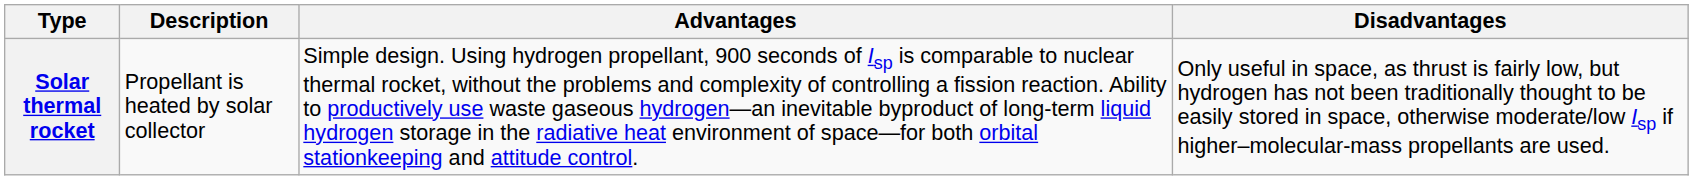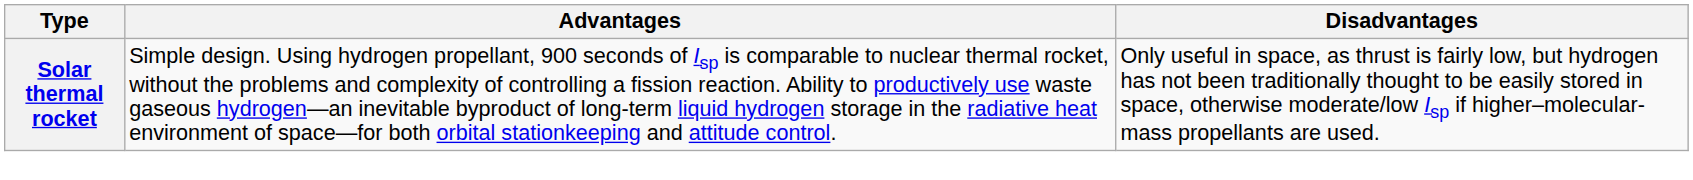- column: (209, 21)
